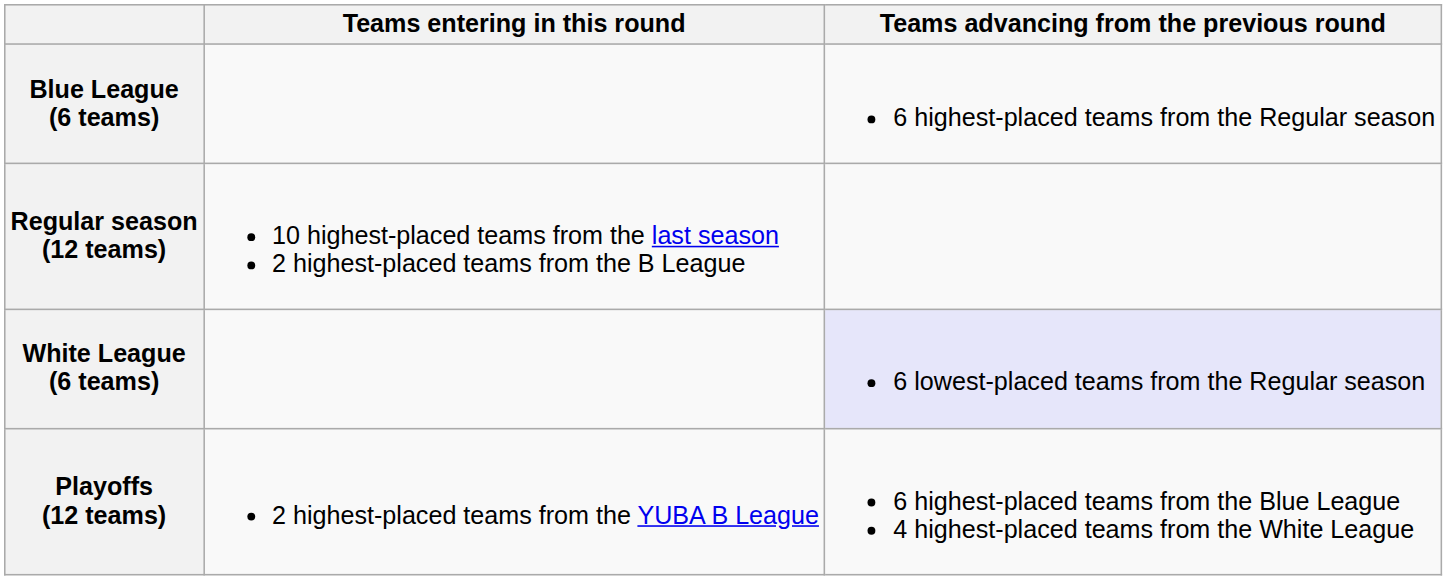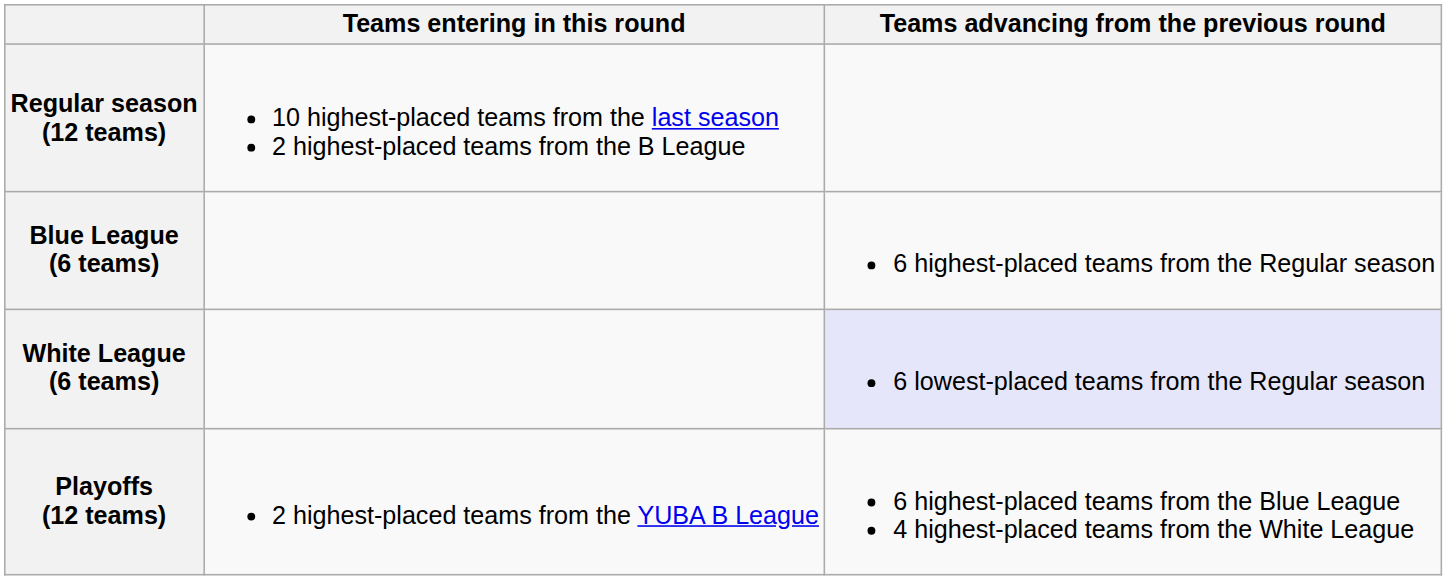rows swapped: (104, 235) <-> (104, 103)
